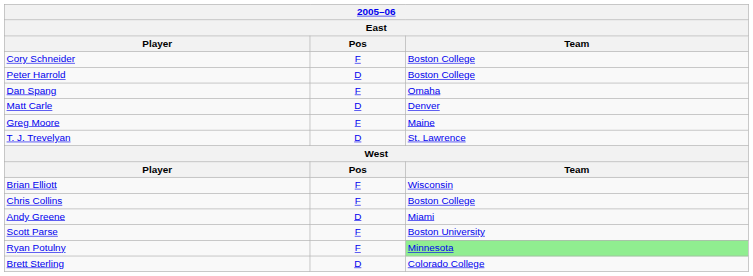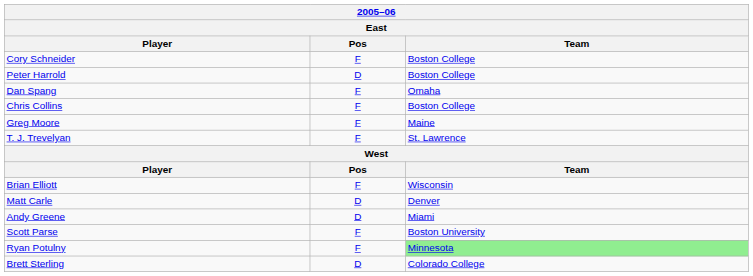rows swapped: (34, 201) <-> (29, 106)
(358, 138) D -> (358, 138) F
